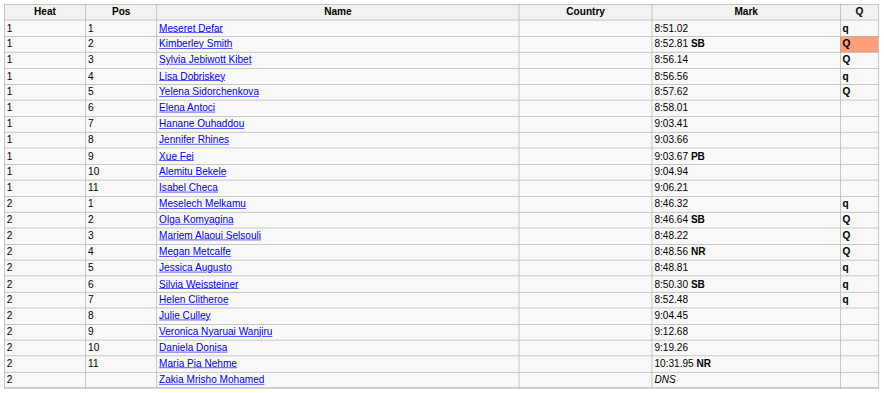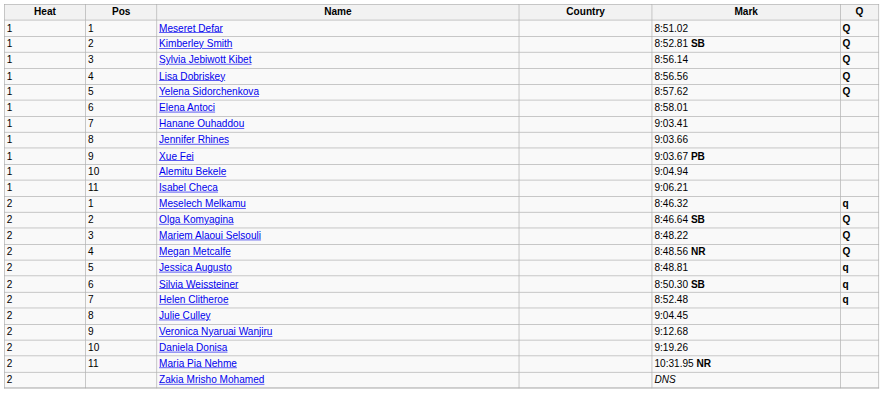(846, 28) q -> (846, 28) Q
(846, 44) lightsalmon background -> (846, 44) no background
(846, 76) q -> (846, 76) Q
